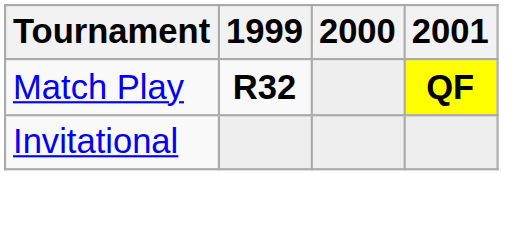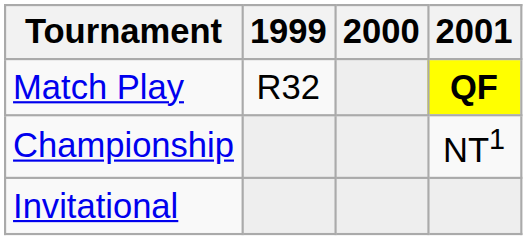(265, 86) bold -> (288, 86) normal
+ row: (124, 146)
